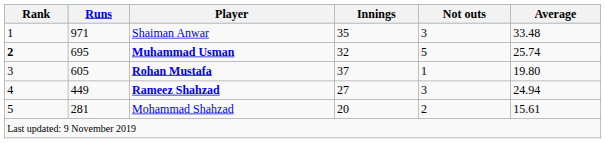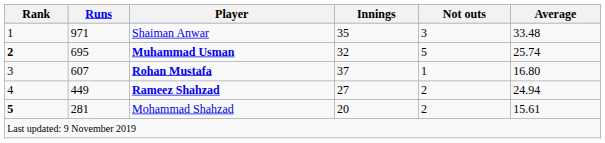(80, 71) 605 -> (80, 71) 607
(527, 71) 19.80 -> (527, 71) 16.80
(424, 90) 3 -> (424, 90) 2
(10, 109) normal -> (10, 109) bold
